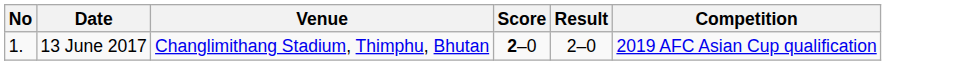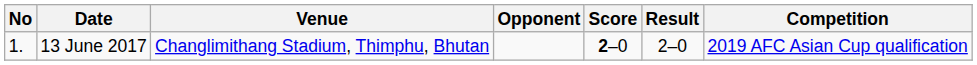+ column: (539, 18)
